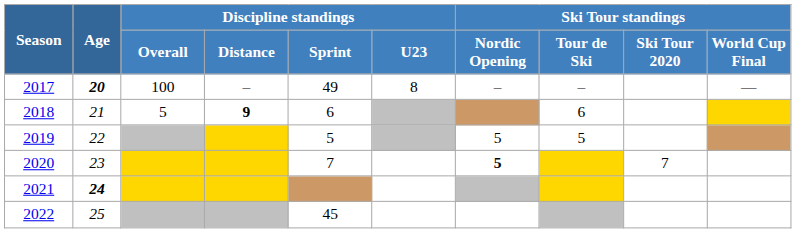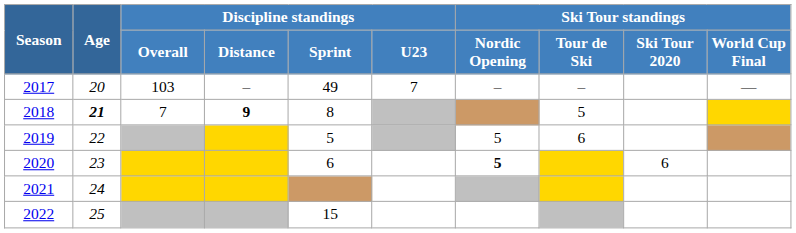(97, 86) bold -> (97, 86) normal
(163, 86) 100 -> (163, 86) 103
(414, 86) 8 -> (414, 86) 7
(97, 112) normal -> (97, 112) bold
(163, 112) 5 -> (163, 112) 7
(330, 112) 6 -> (330, 112) 8
(581, 112) 6 -> (581, 112) 5
(581, 138) 5 -> (581, 138) 6
(330, 163) 7 -> (330, 163) 6
(665, 163) 7 -> (665, 163) 6
(97, 189) bold -> (97, 189) normal
(330, 214) 45 -> (330, 214) 15
